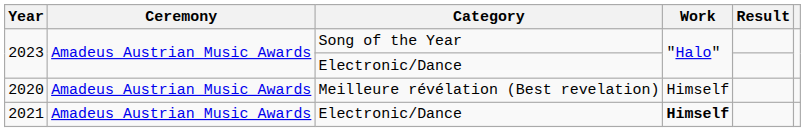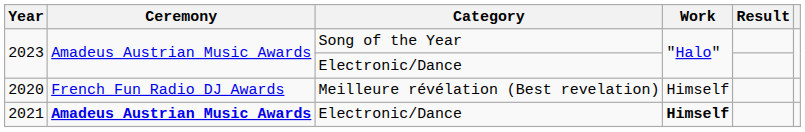(181, 90) Amadeus Austrian Music Awards -> (168, 90) French Fun Radio DJ Awards
(181, 114) normal -> (181, 114) bold
